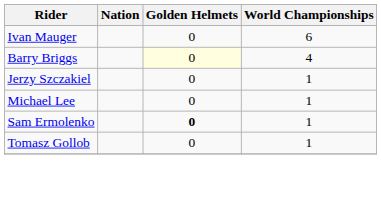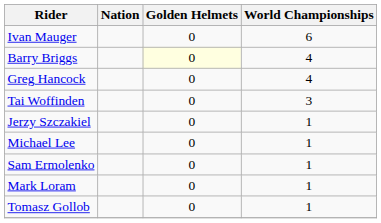+ row: (47, 79)
+ row: (46, 100)
(192, 121) bold -> (192, 164) normal
+ row: (42, 185)
